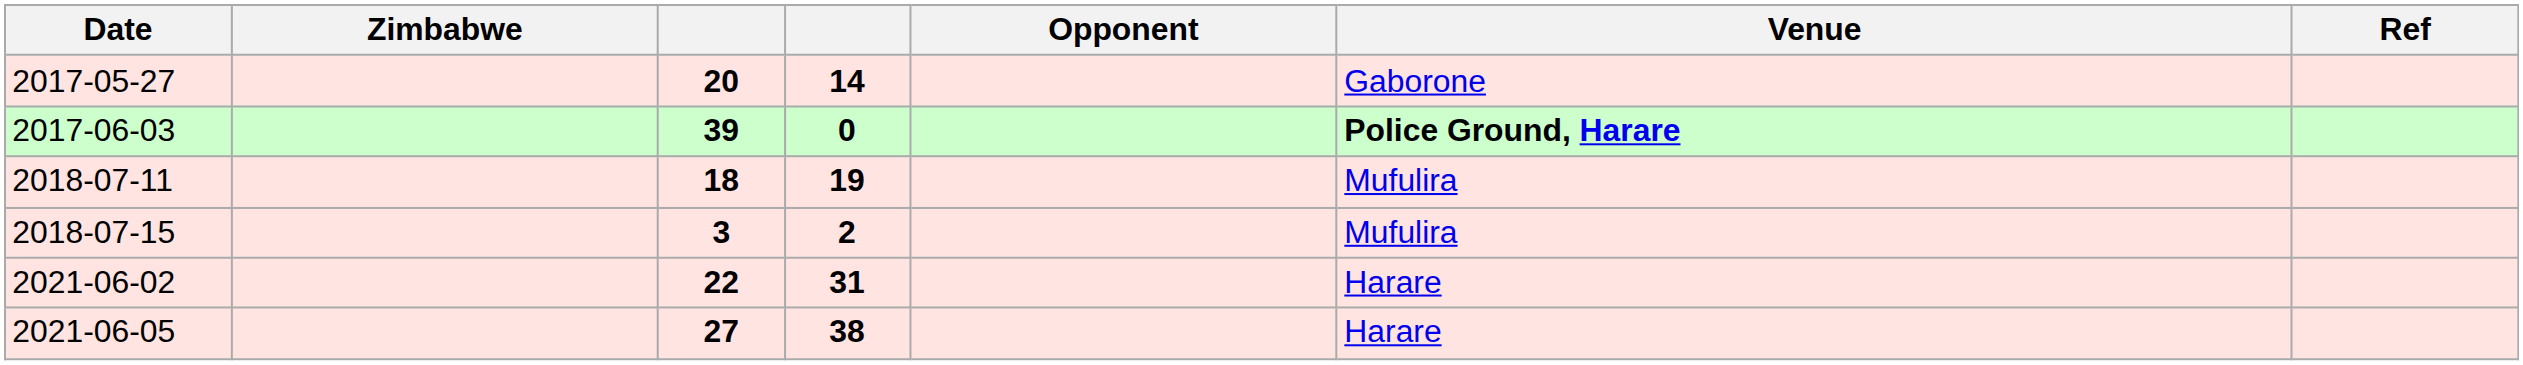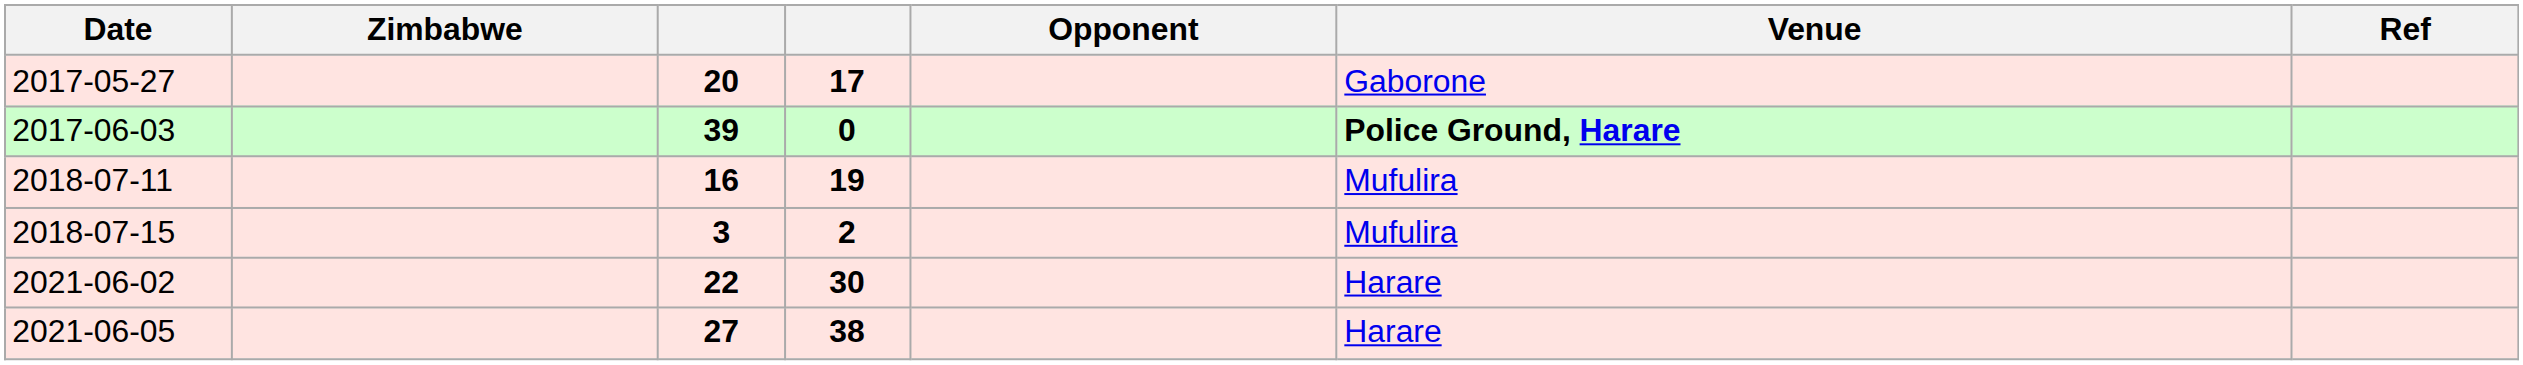(847, 80) 14 -> (847, 80) 17
(721, 181) 18 -> (721, 181) 16
(847, 282) 31 -> (847, 282) 30
